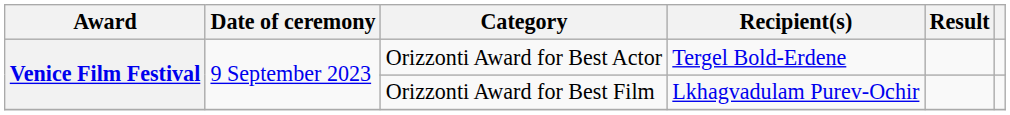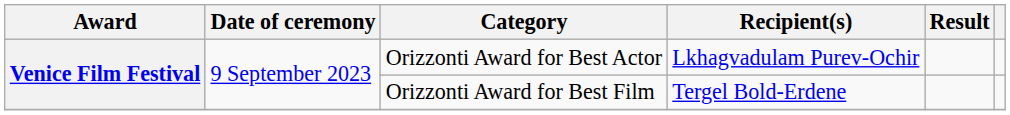(759, 57) Tergel Bold-Erdene -> (796, 57) Lkhagvadulam Purev-Ochir
(796, 92) Lkhagvadulam Purev-Ochir -> (759, 92) Tergel Bold-Erdene
